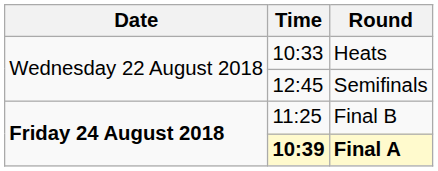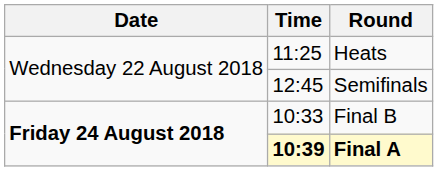(298, 52) 10:33 -> (297, 52) 11:25
(297, 117) 11:25 -> (298, 117) 10:33
